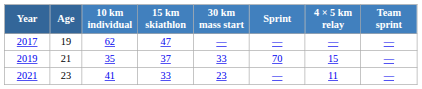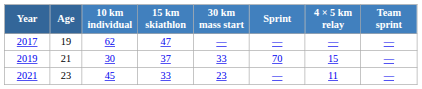(110, 59) 35 -> (110, 59) 30
(110, 76) 41 -> (110, 76) 45
